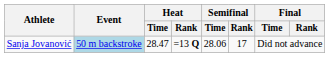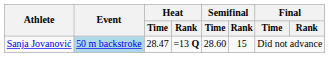(215, 44) 28.06 -> (215, 44) 28.60
(242, 44) 17 -> (242, 44) 15
